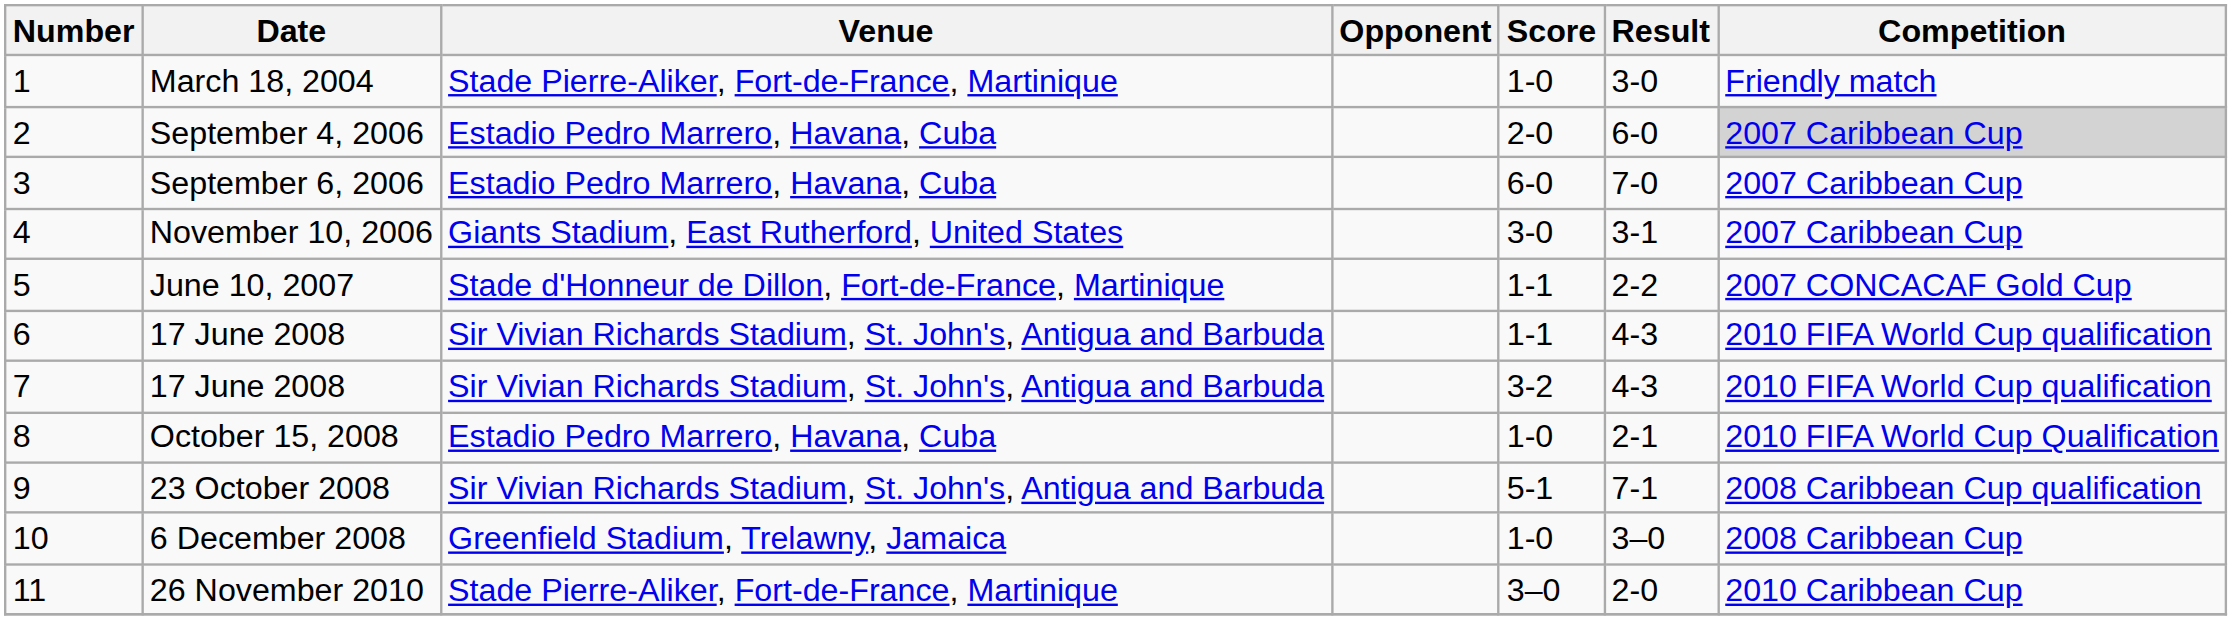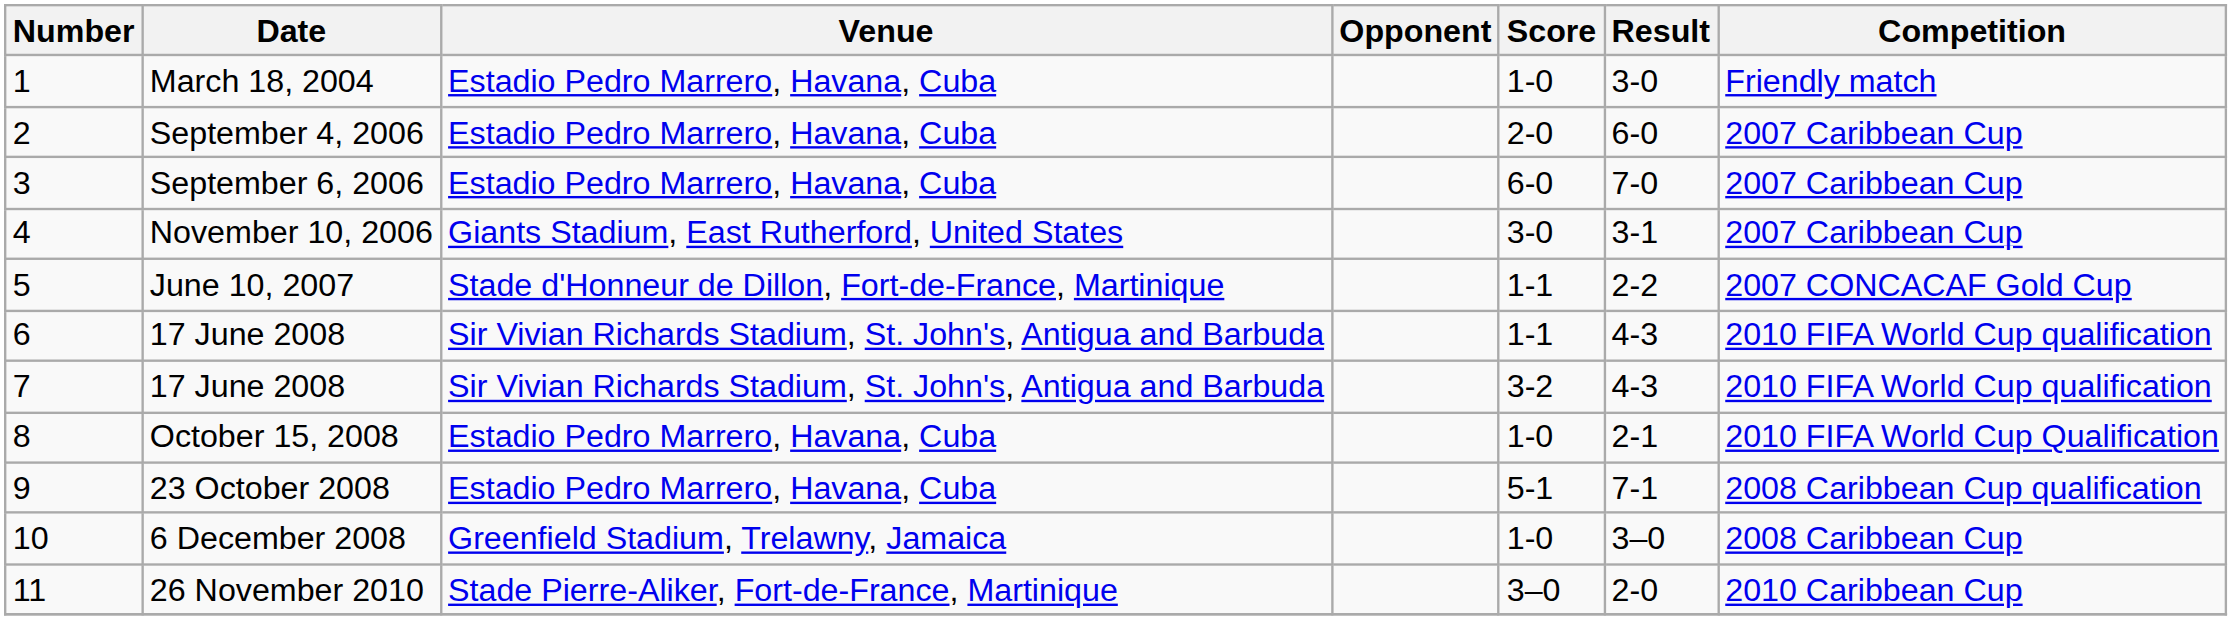(783, 81) Stade Pierre-Aliker, Fort-de-France, Martinique -> (722, 81) Estadio Pedro Marrero, Havana, Cuba
(1874, 132) lightgrey background -> (1874, 132) no background
(886, 487) Sir Vivian Richards Stadium, St. John's, Antigua and Barbuda -> (722, 487) Estadio Pedro Marrero, Havana, Cuba
